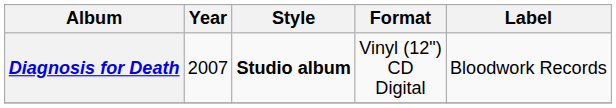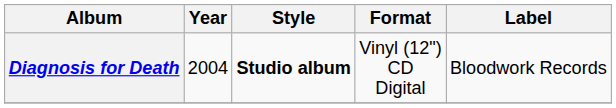(208, 67) 2007 -> (208, 67) 2004
